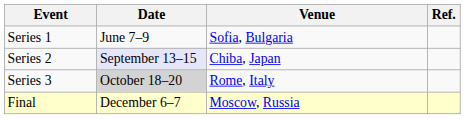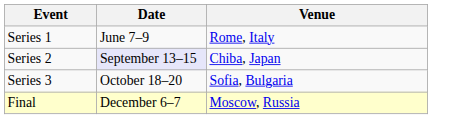- column: (444, 15)
(251, 37) Sofia, Bulgaria -> (242, 37) Rome, Italy
(141, 80) lightgrey background -> (141, 80) no background
(242, 80) Rome, Italy -> (251, 80) Sofia, Bulgaria
